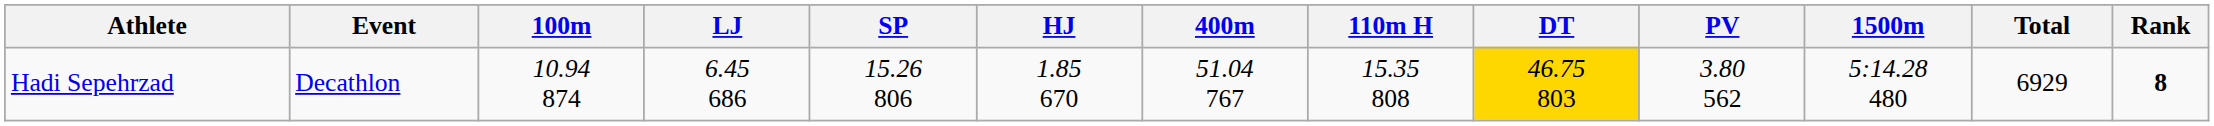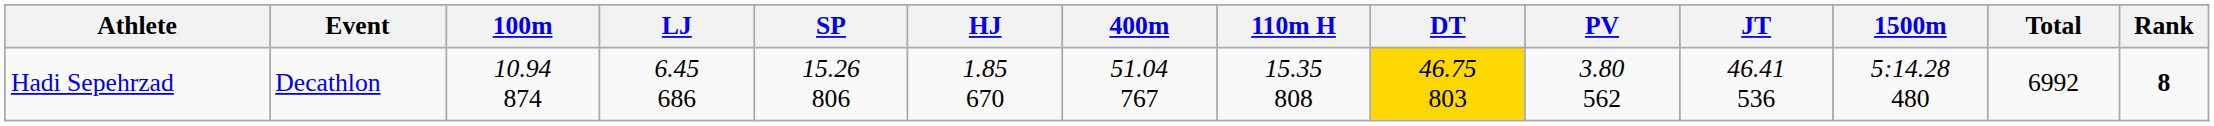+ column: (1756, 26)
(2042, 83) 6929 -> (2054, 83) 6992
